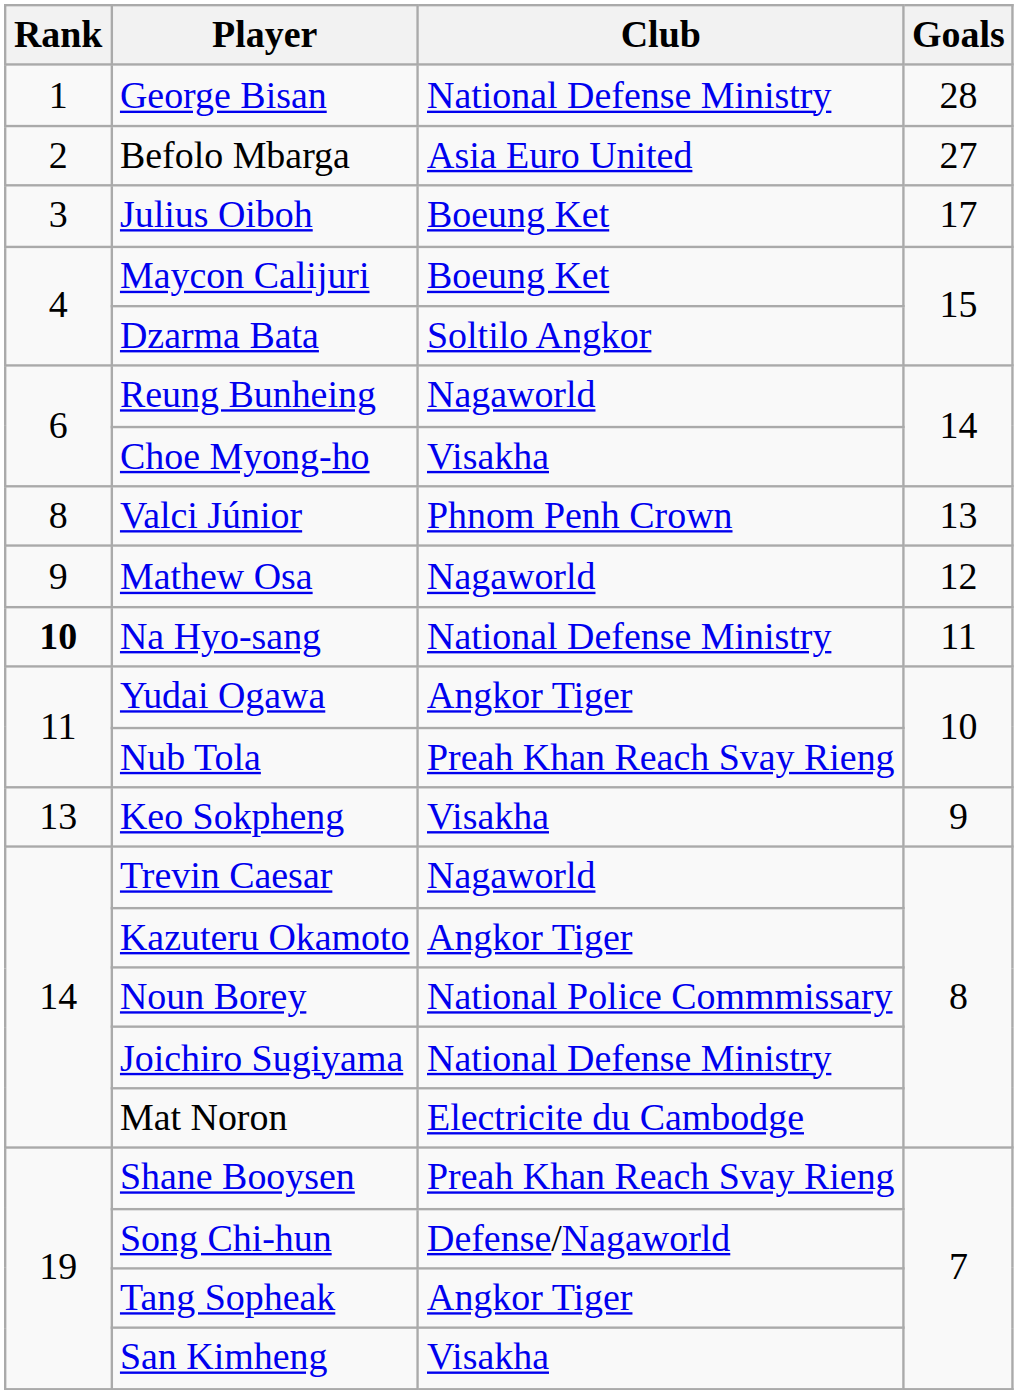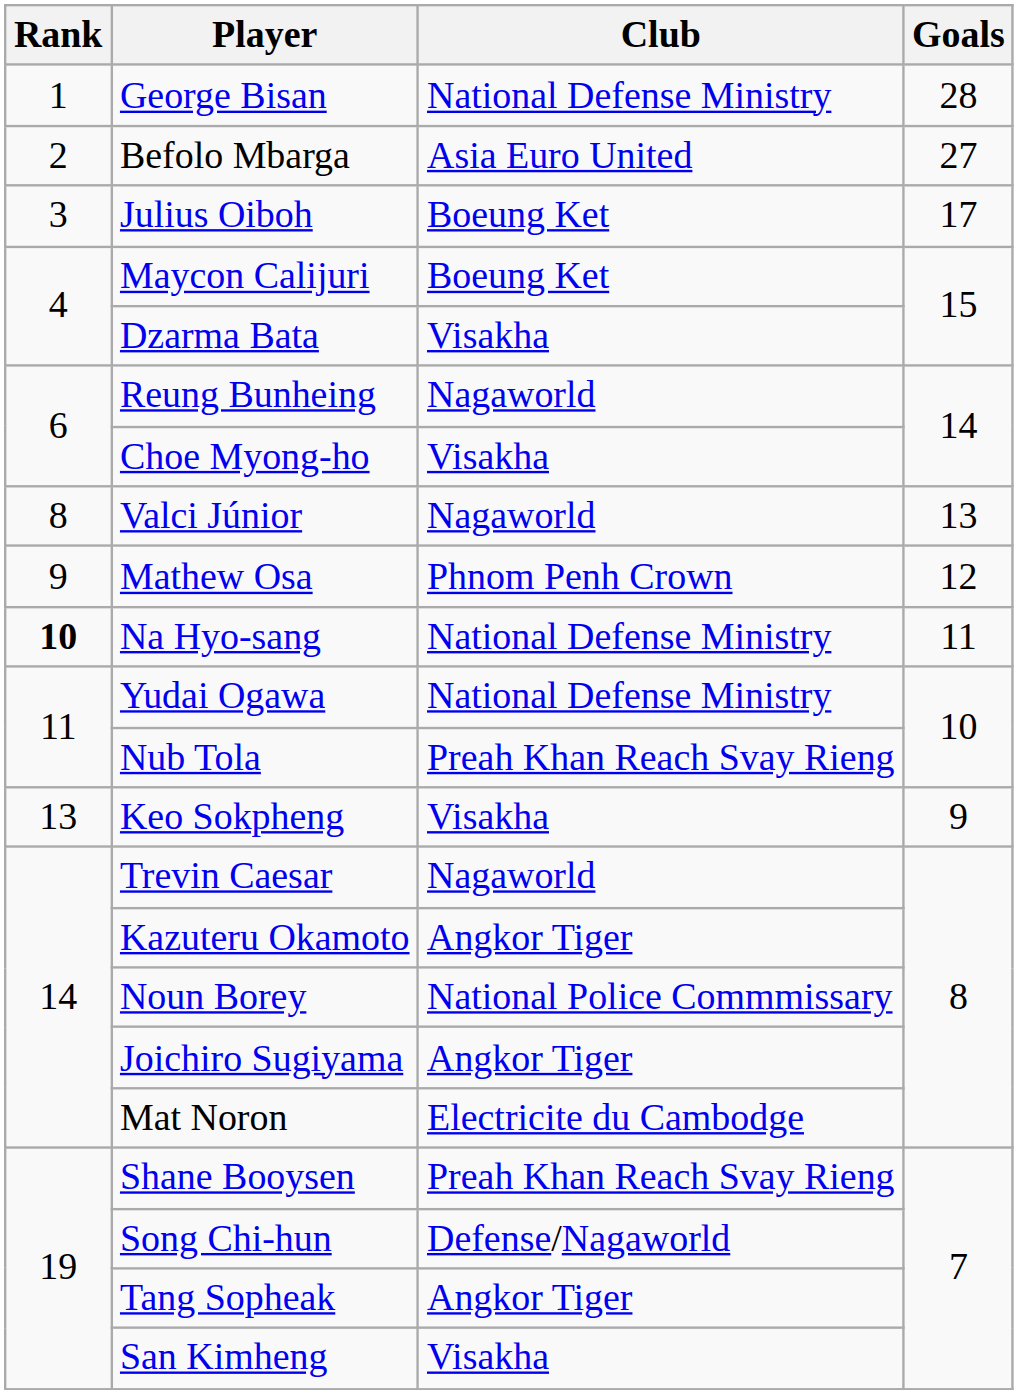(539, 335) Soltilo Angkor -> (488, 335) Visakha
(580, 515) Phnom Penh Crown -> (511, 515) Nagaworld
(511, 575) Nagaworld -> (580, 575) Phnom Penh Crown
(530, 696) Angkor Tiger -> (629, 696) National Defense Ministry
(629, 1056) National Defense Ministry -> (530, 1056) Angkor Tiger
